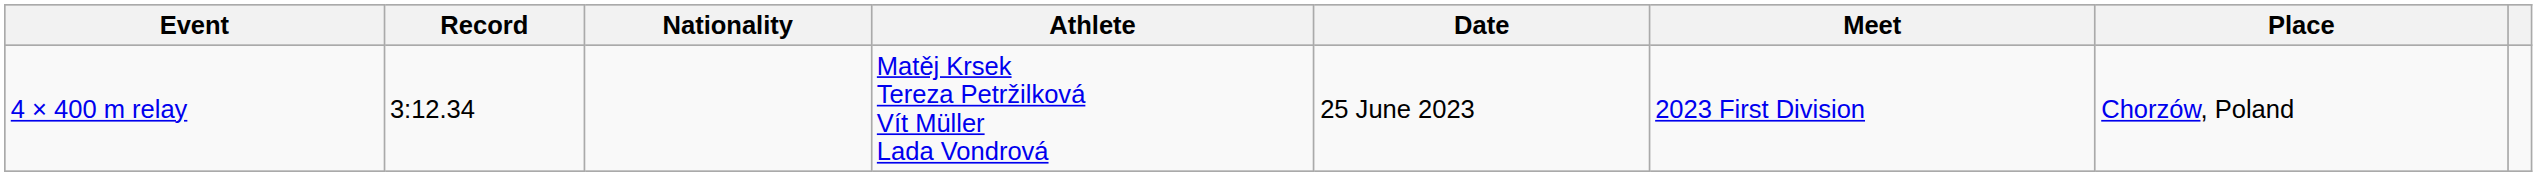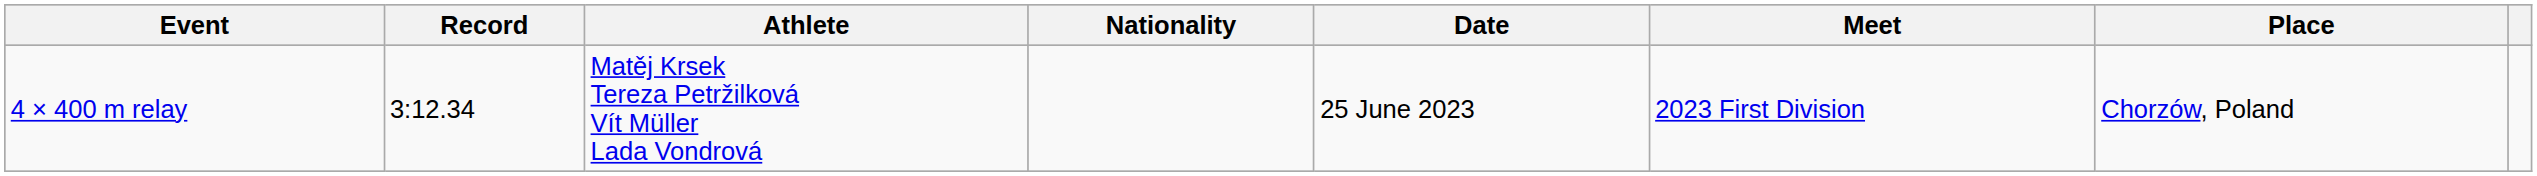columns swapped: (1093, 25) <-> (728, 25)
